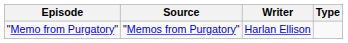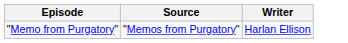- column: (328, 13)
